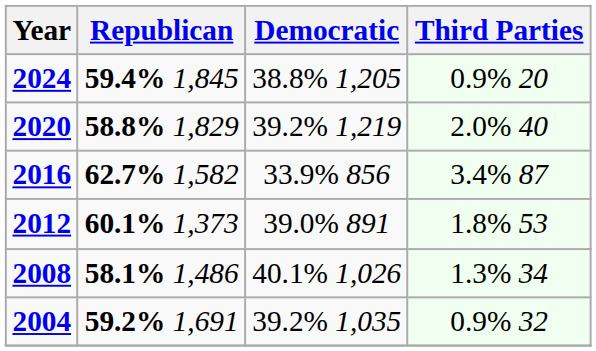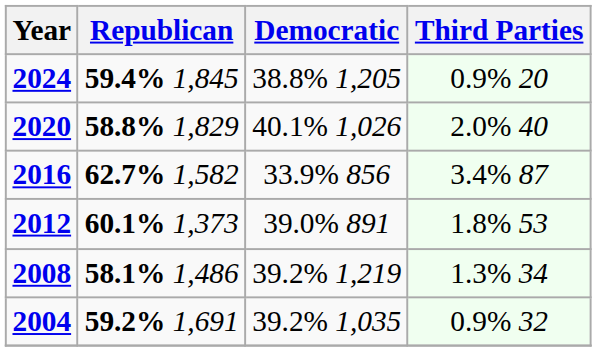(327, 126) 39.2% 1,219 -> (327, 126) 40.1% 1,026
(327, 271) 40.1% 1,026 -> (327, 271) 39.2% 1,219
